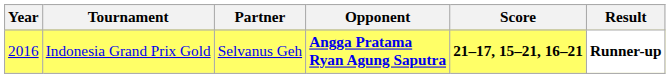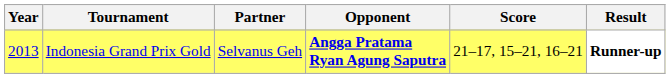(23, 51) 2016 -> (23, 51) 2013
(518, 51) bold -> (518, 51) normal
